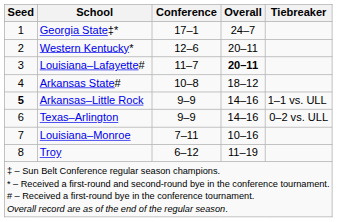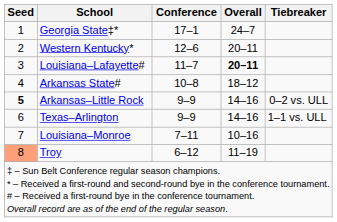(297, 100) 1–1 vs. ULL -> (299, 100) 0–2 vs. ULL
(299, 118) 0–2 vs. ULL -> (297, 118) 1–1 vs. ULL
(21, 153) no background -> (21, 153) lightsalmon background
